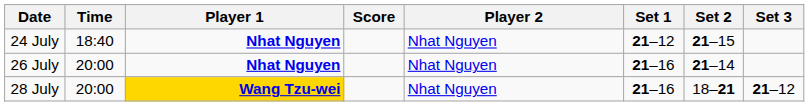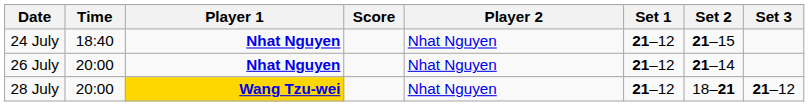(653, 65) 21–16 -> (653, 65) 21–12
(653, 89) 21–16 -> (653, 89) 21–12
